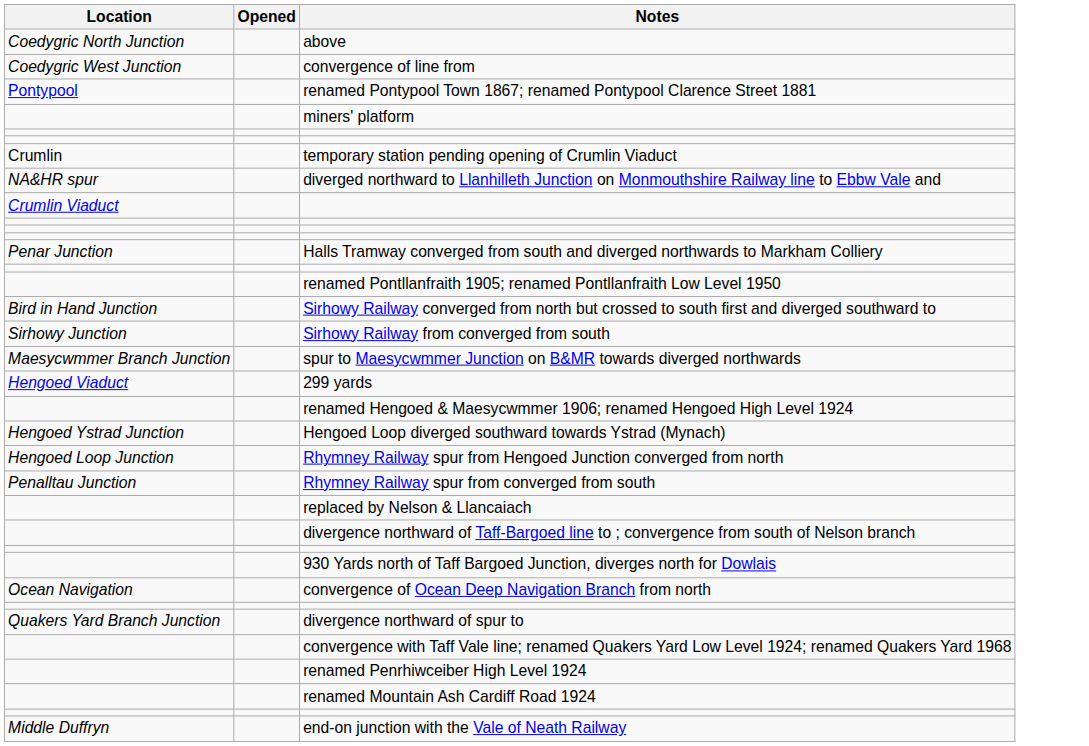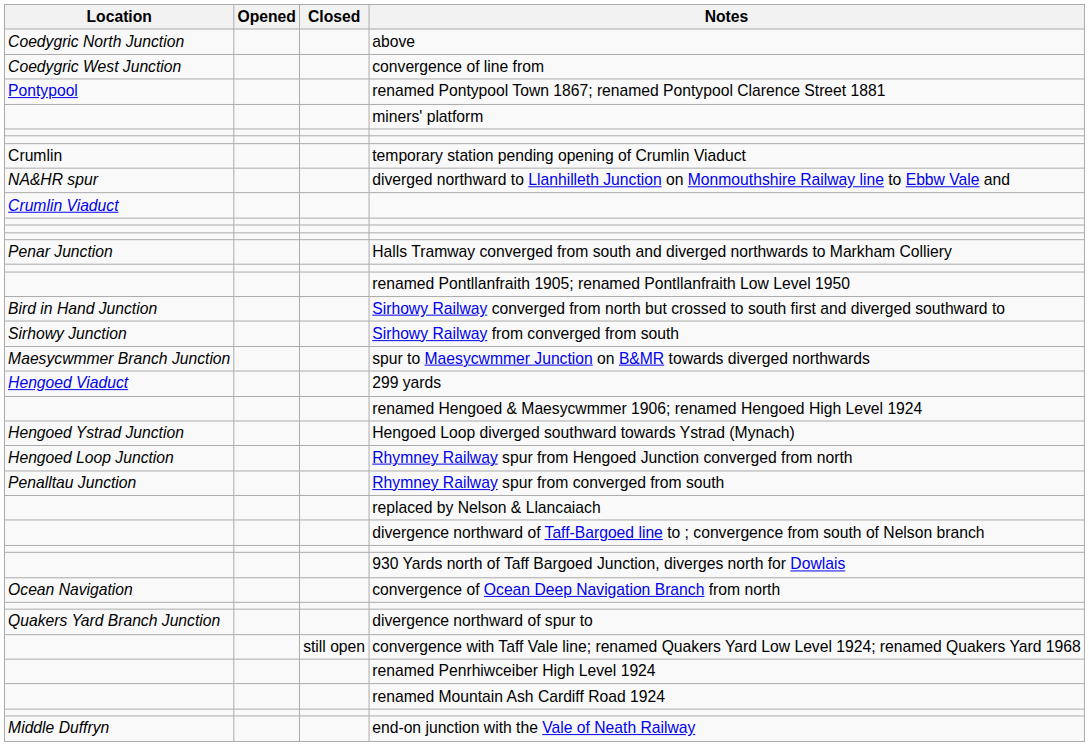+ column: (334, 16)
